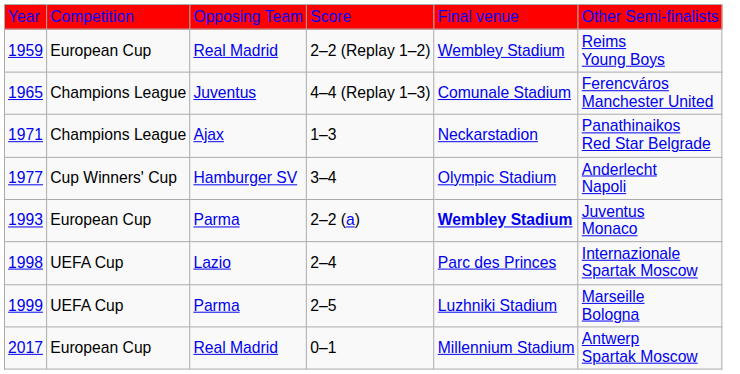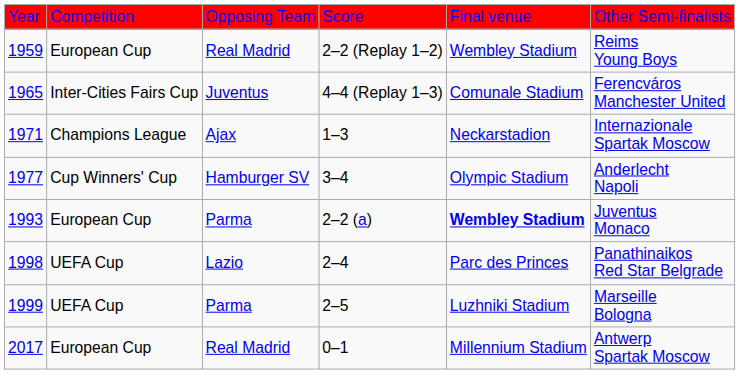(118, 93) Champions League -> (124, 93) Inter-Cities Fairs Cup
(646, 135) Panathinaikos Red Star Belgrade -> (652, 135) Internazionale Spartak Moscow
(640, 263) Internazionale Spartak Moscow -> (658, 263) Panathinaikos Red Star Belgrade
